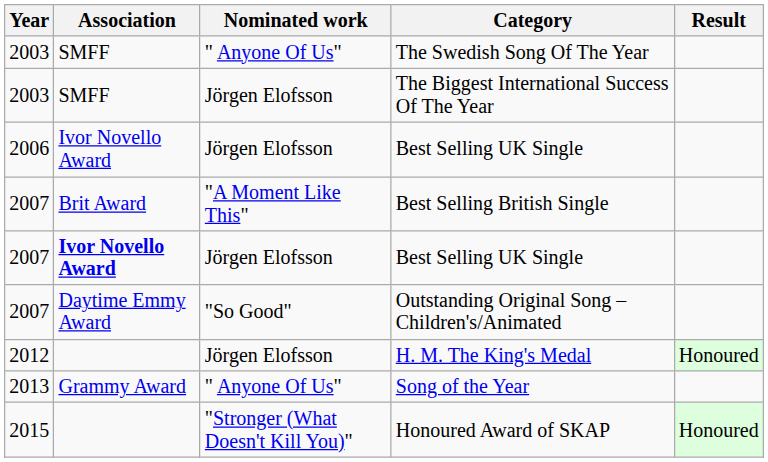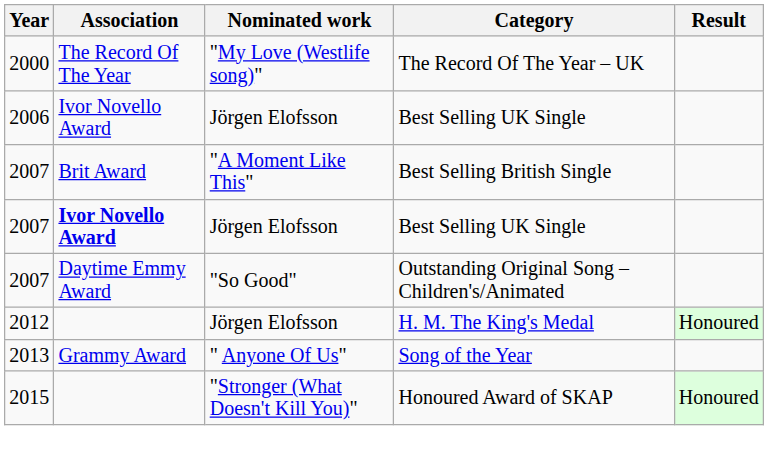+ row: (29, 63)
- row: (29, 52)
- row: (29, 95)
